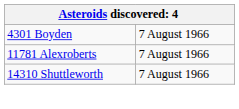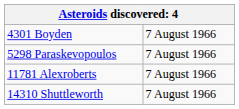+ row: (62, 54)
